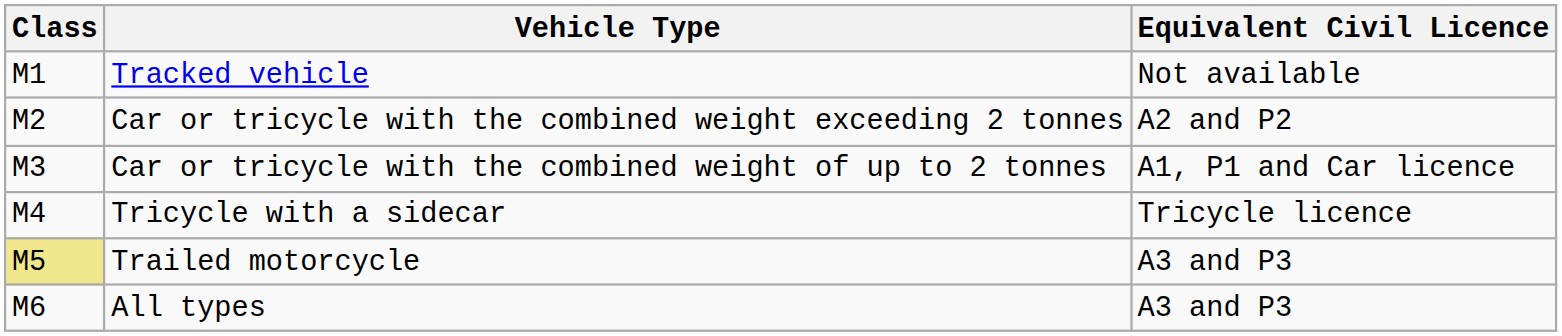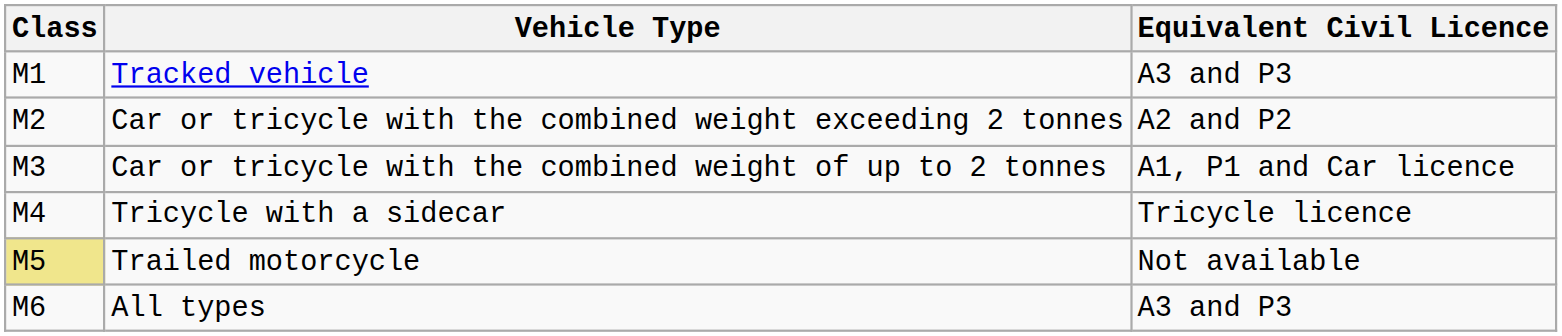(1249, 75) Not available -> (1215, 75) A3 and P3
(1215, 261) A3 and P3 -> (1249, 261) Not available
